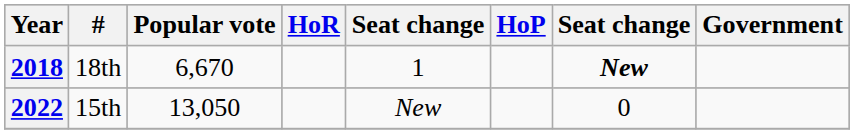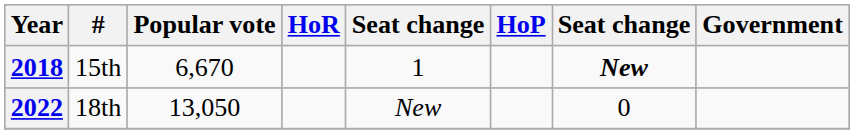(98, 66) 18th -> (98, 66) 15th
(98, 107) 15th -> (98, 107) 18th
